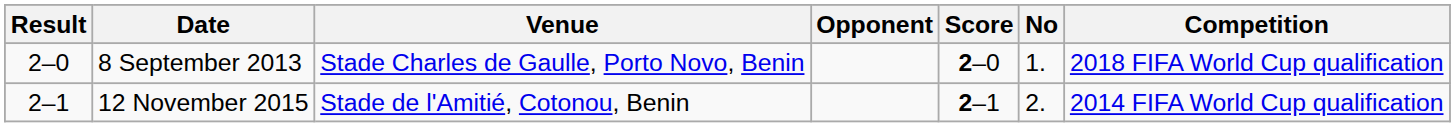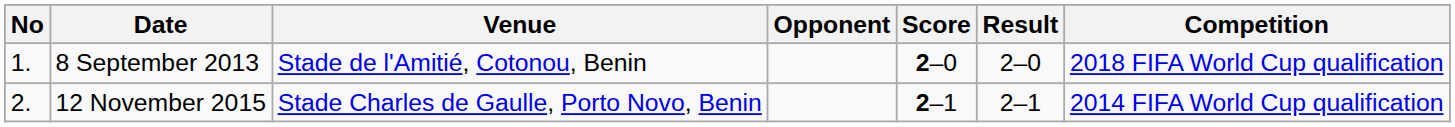columns swapped: (1042, 24) <-> (49, 24)
(562, 63) Stade Charles de Gaulle, Porto Novo, Benin -> (462, 63) Stade de l'Amitié, Cotonou, Benin
(505, 102) Stade de l'Amitié, Cotonou, Benin -> (520, 102) Stade Charles de Gaulle, Porto Novo, Benin
